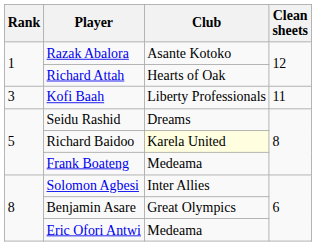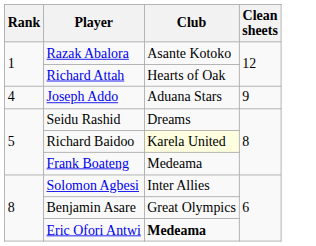- row: (75, 97)
+ row: (82, 97)
(175, 229) normal -> (177, 229) bold
